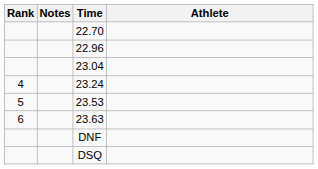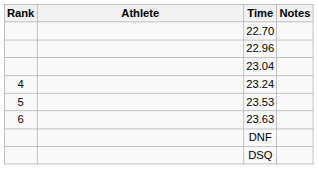columns swapped: (210, 13) <-> (55, 13)
